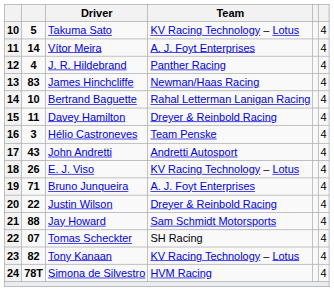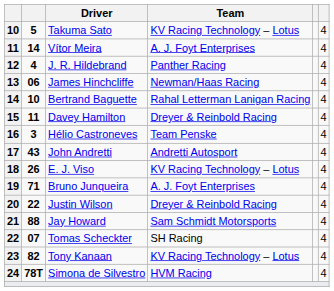(34, 83) 83 -> (34, 83) 06
